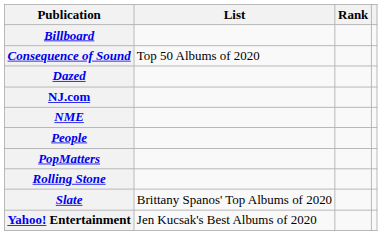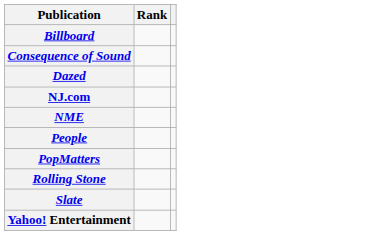- column: (234, 14)
